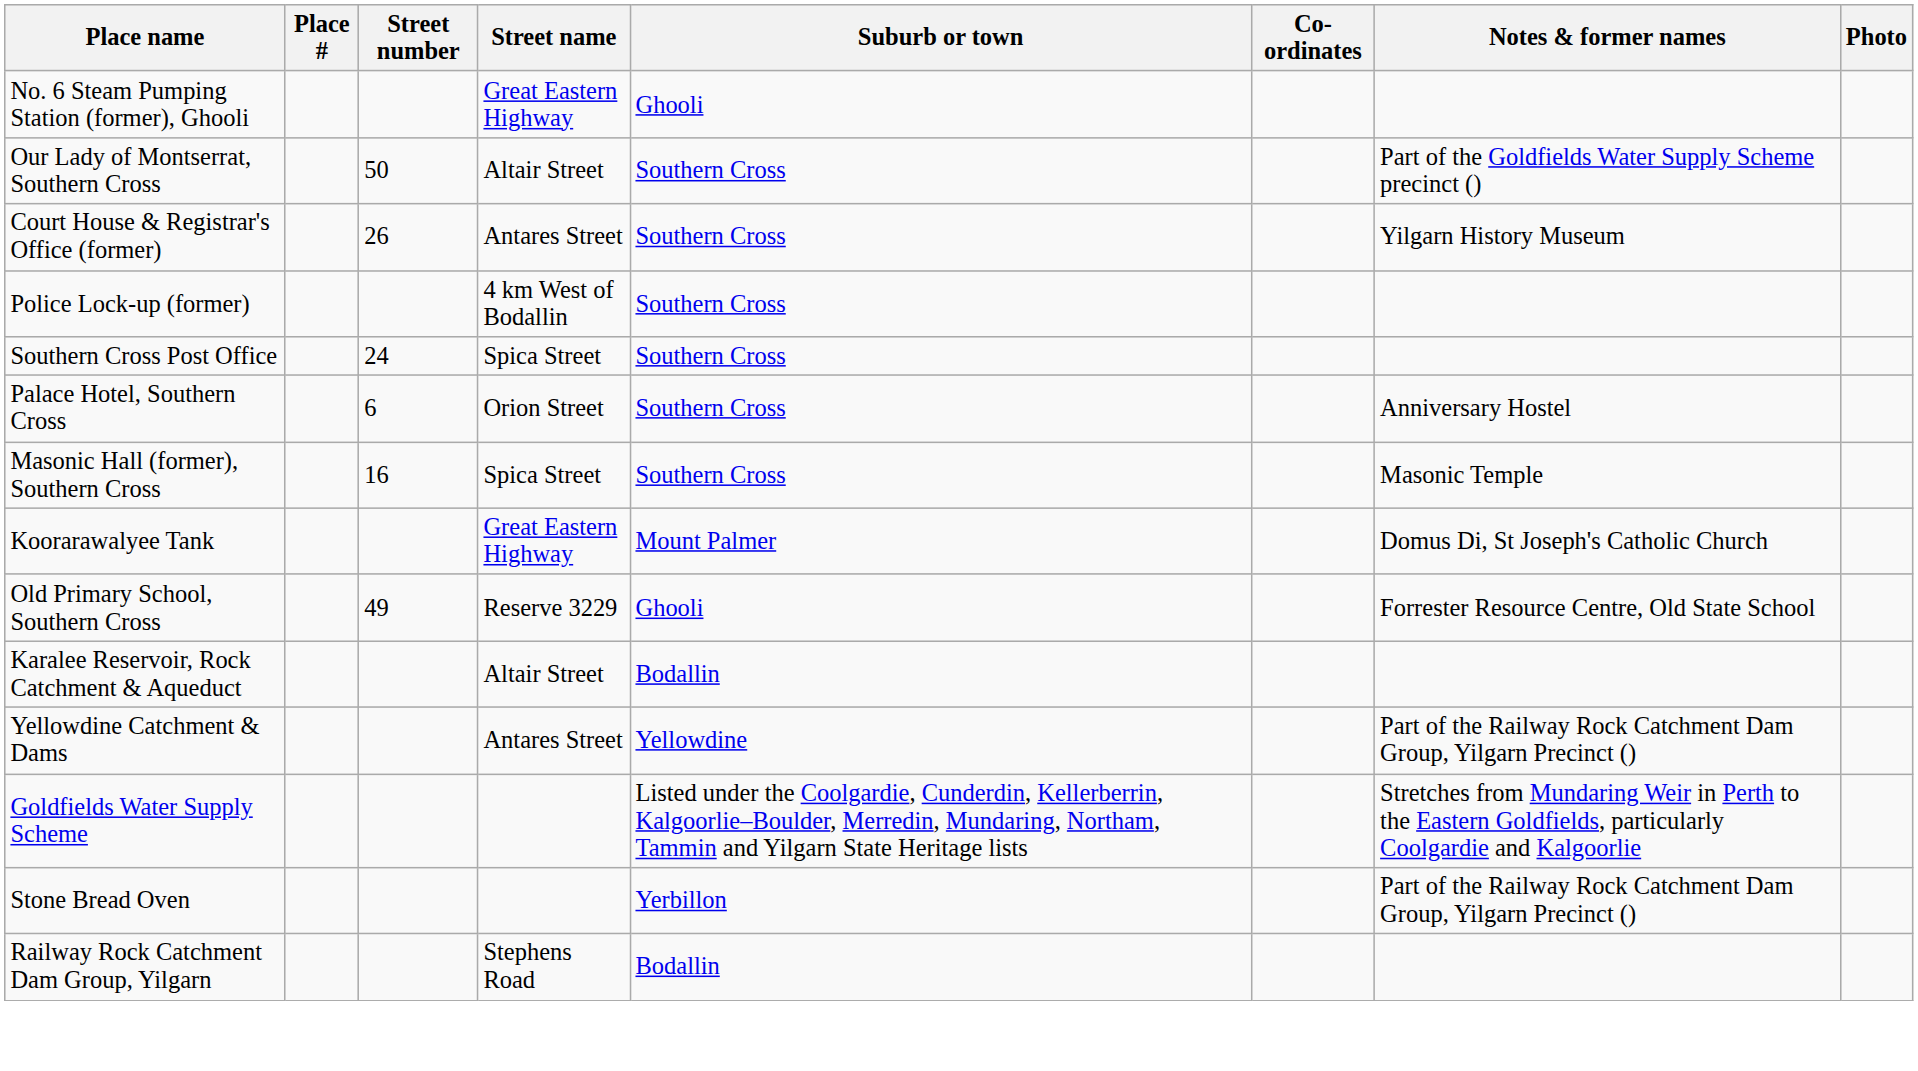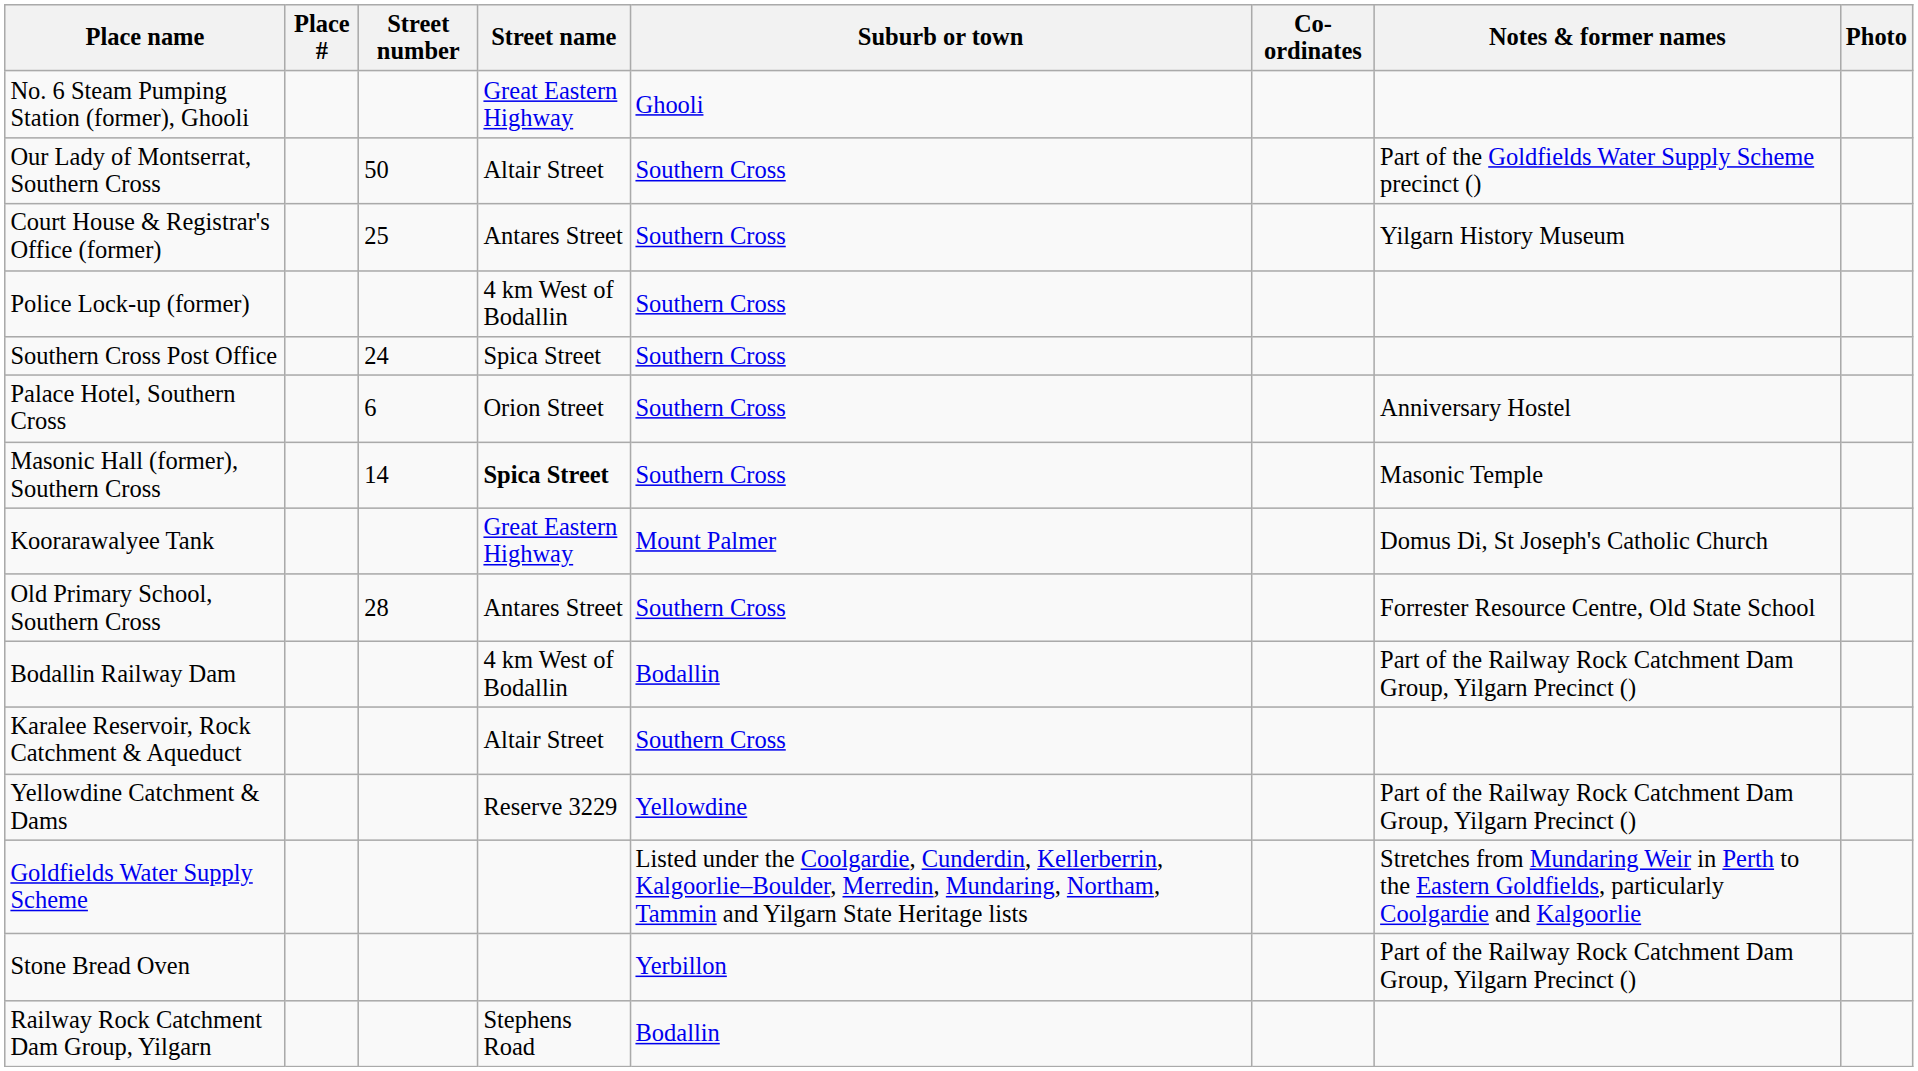(377, 236) 26 -> (377, 236) 25
(377, 474) 16 -> (377, 474) 14
(542, 474) normal -> (546, 474) bold
(377, 607) 49 -> (377, 607) 28
(550, 607) Reserve 3229 -> (553, 607) Antares Street
(669, 607) Ghooli -> (711, 607) Southern Cross
+ row: (123, 673)
(678, 673) Bodallin -> (711, 740) Southern Cross
(553, 740) Antares Street -> (550, 806) Reserve 3229
